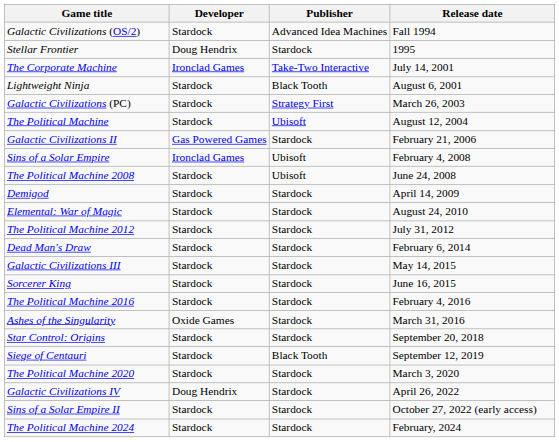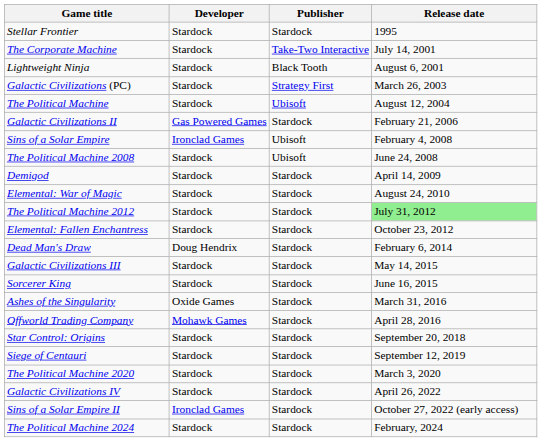- row: (74, 31)
(205, 49) Doug Hendrix -> (192, 31) Stardock
(208, 67) Ironclad Games -> (192, 49) Stardock
(423, 229) no background -> (405, 211) lightgreen background
+ row: (77, 229)
(192, 247) Stardock -> (205, 247) Doug Hendrix
- row: (71, 301)
+ row: (70, 319)
(300, 355) Black Tooth -> (292, 355) Stardock
(205, 391) Doug Hendrix -> (192, 391) Stardock
(192, 409) Stardock -> (208, 409) Ironclad Games
